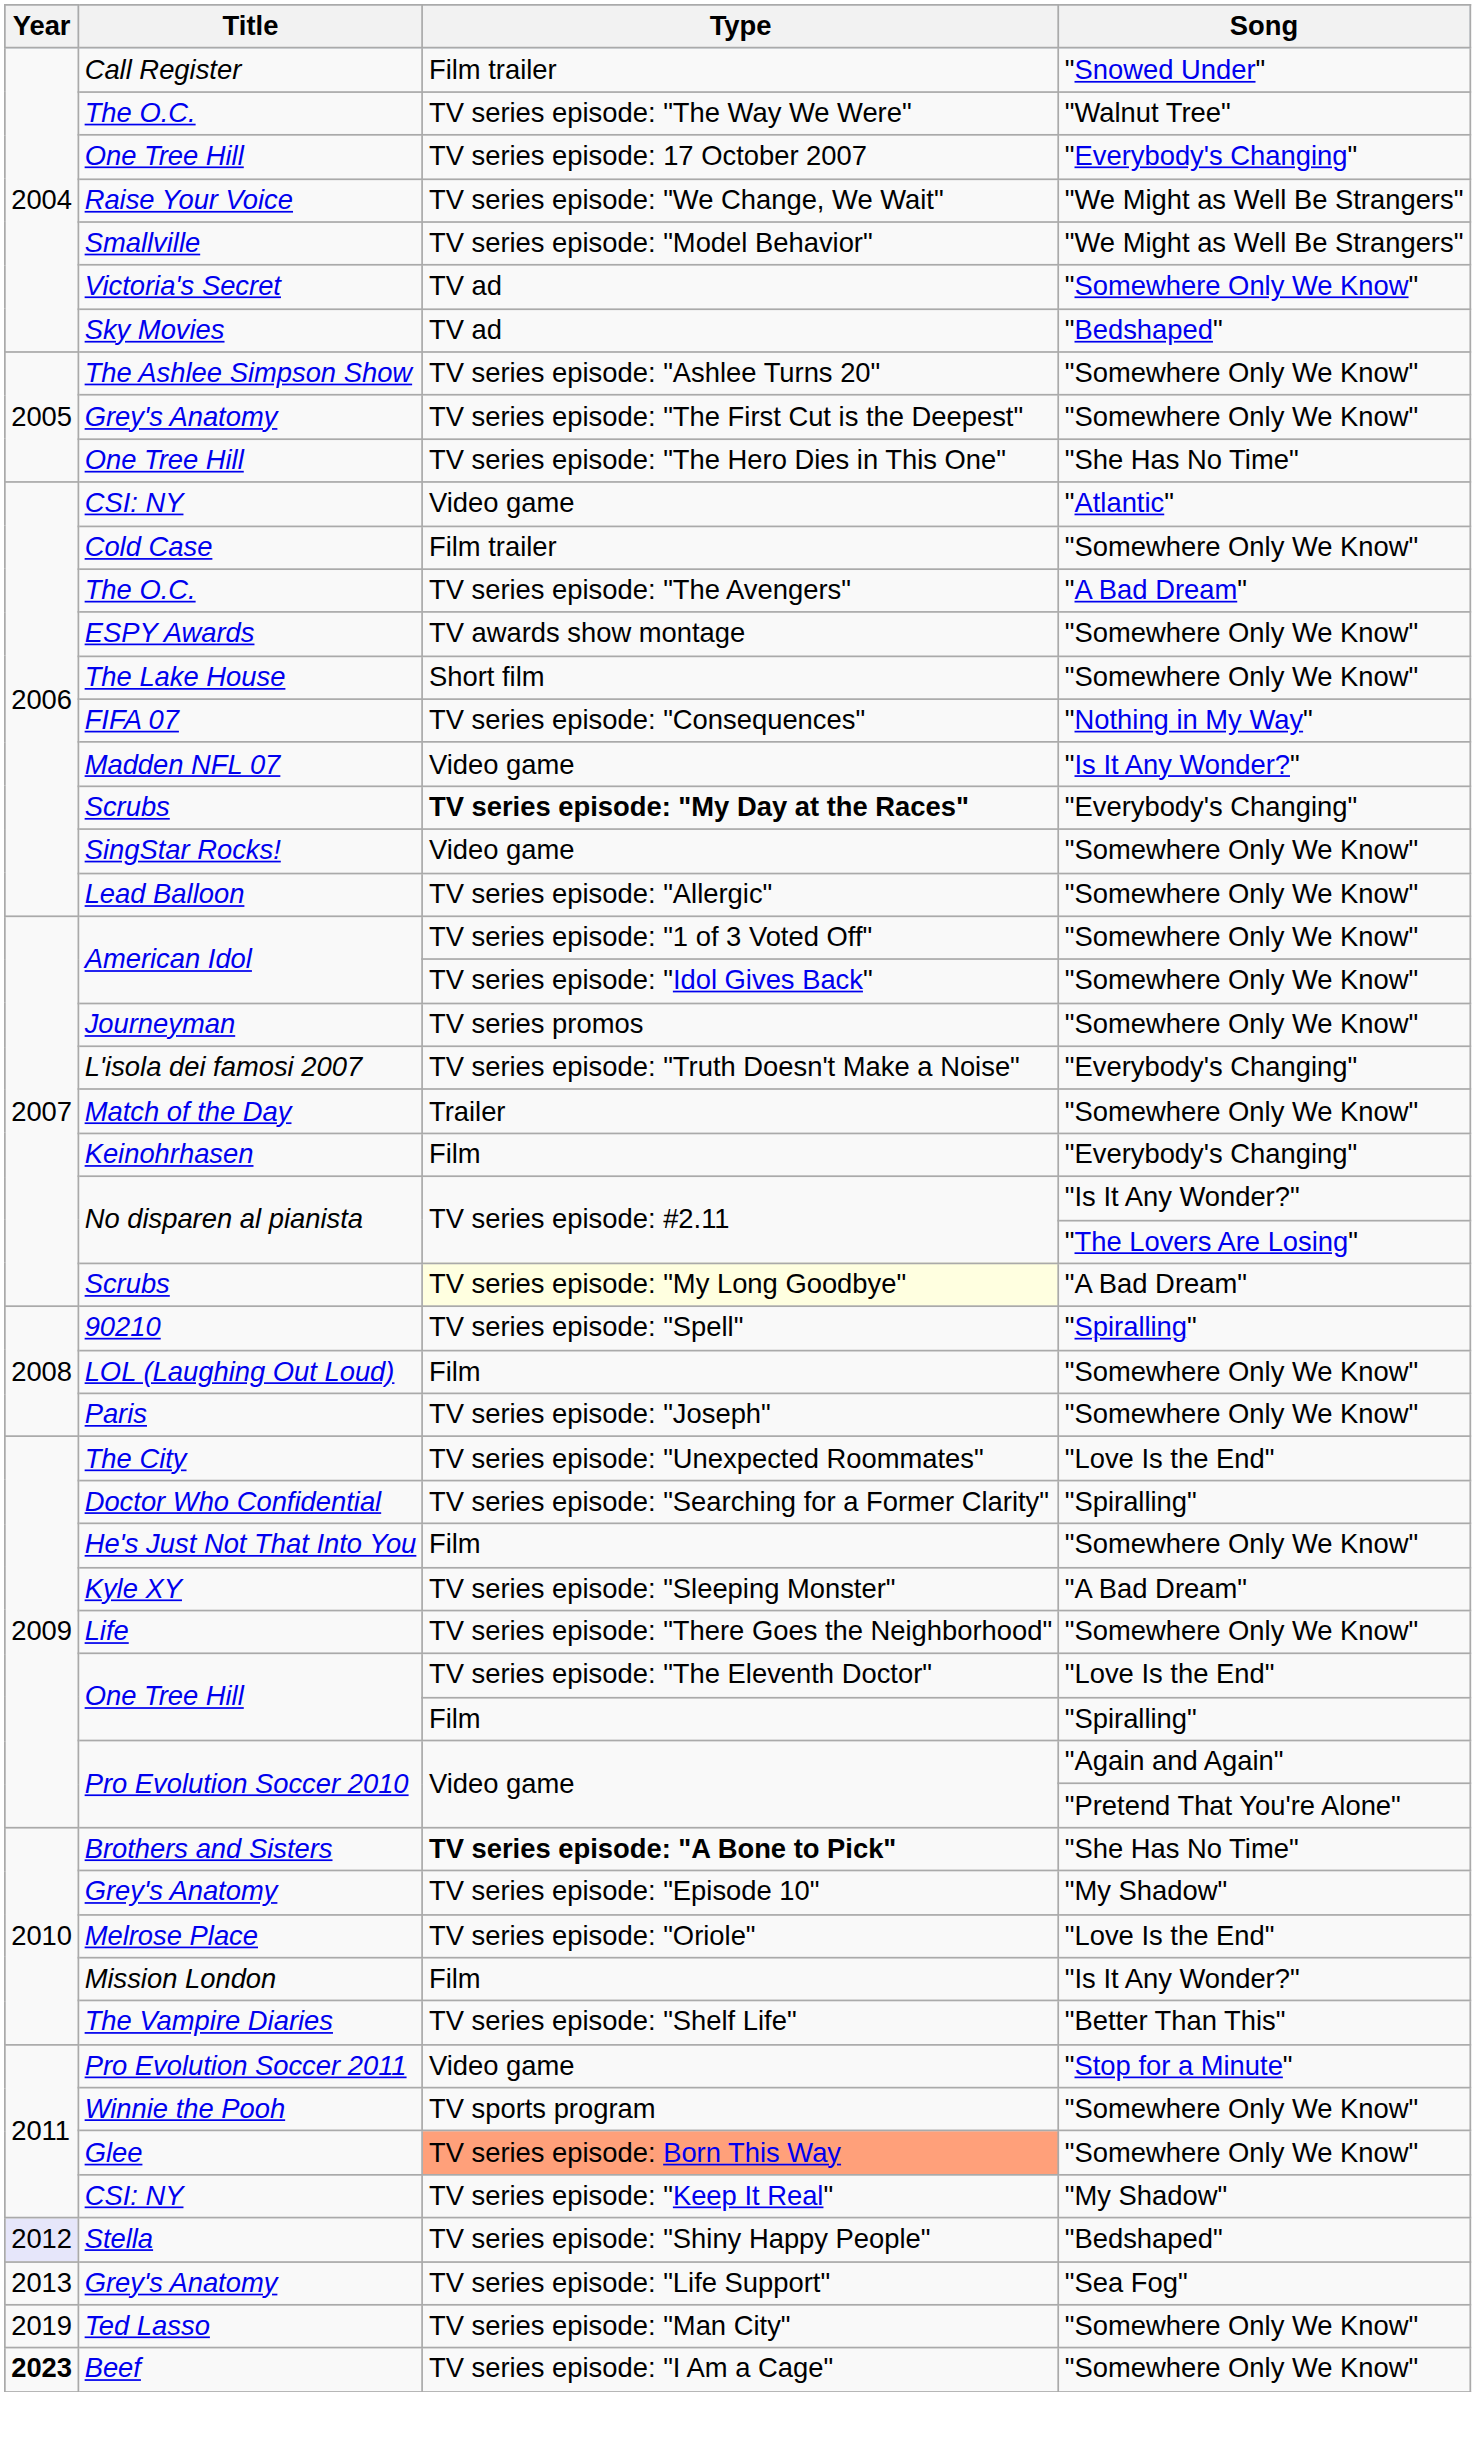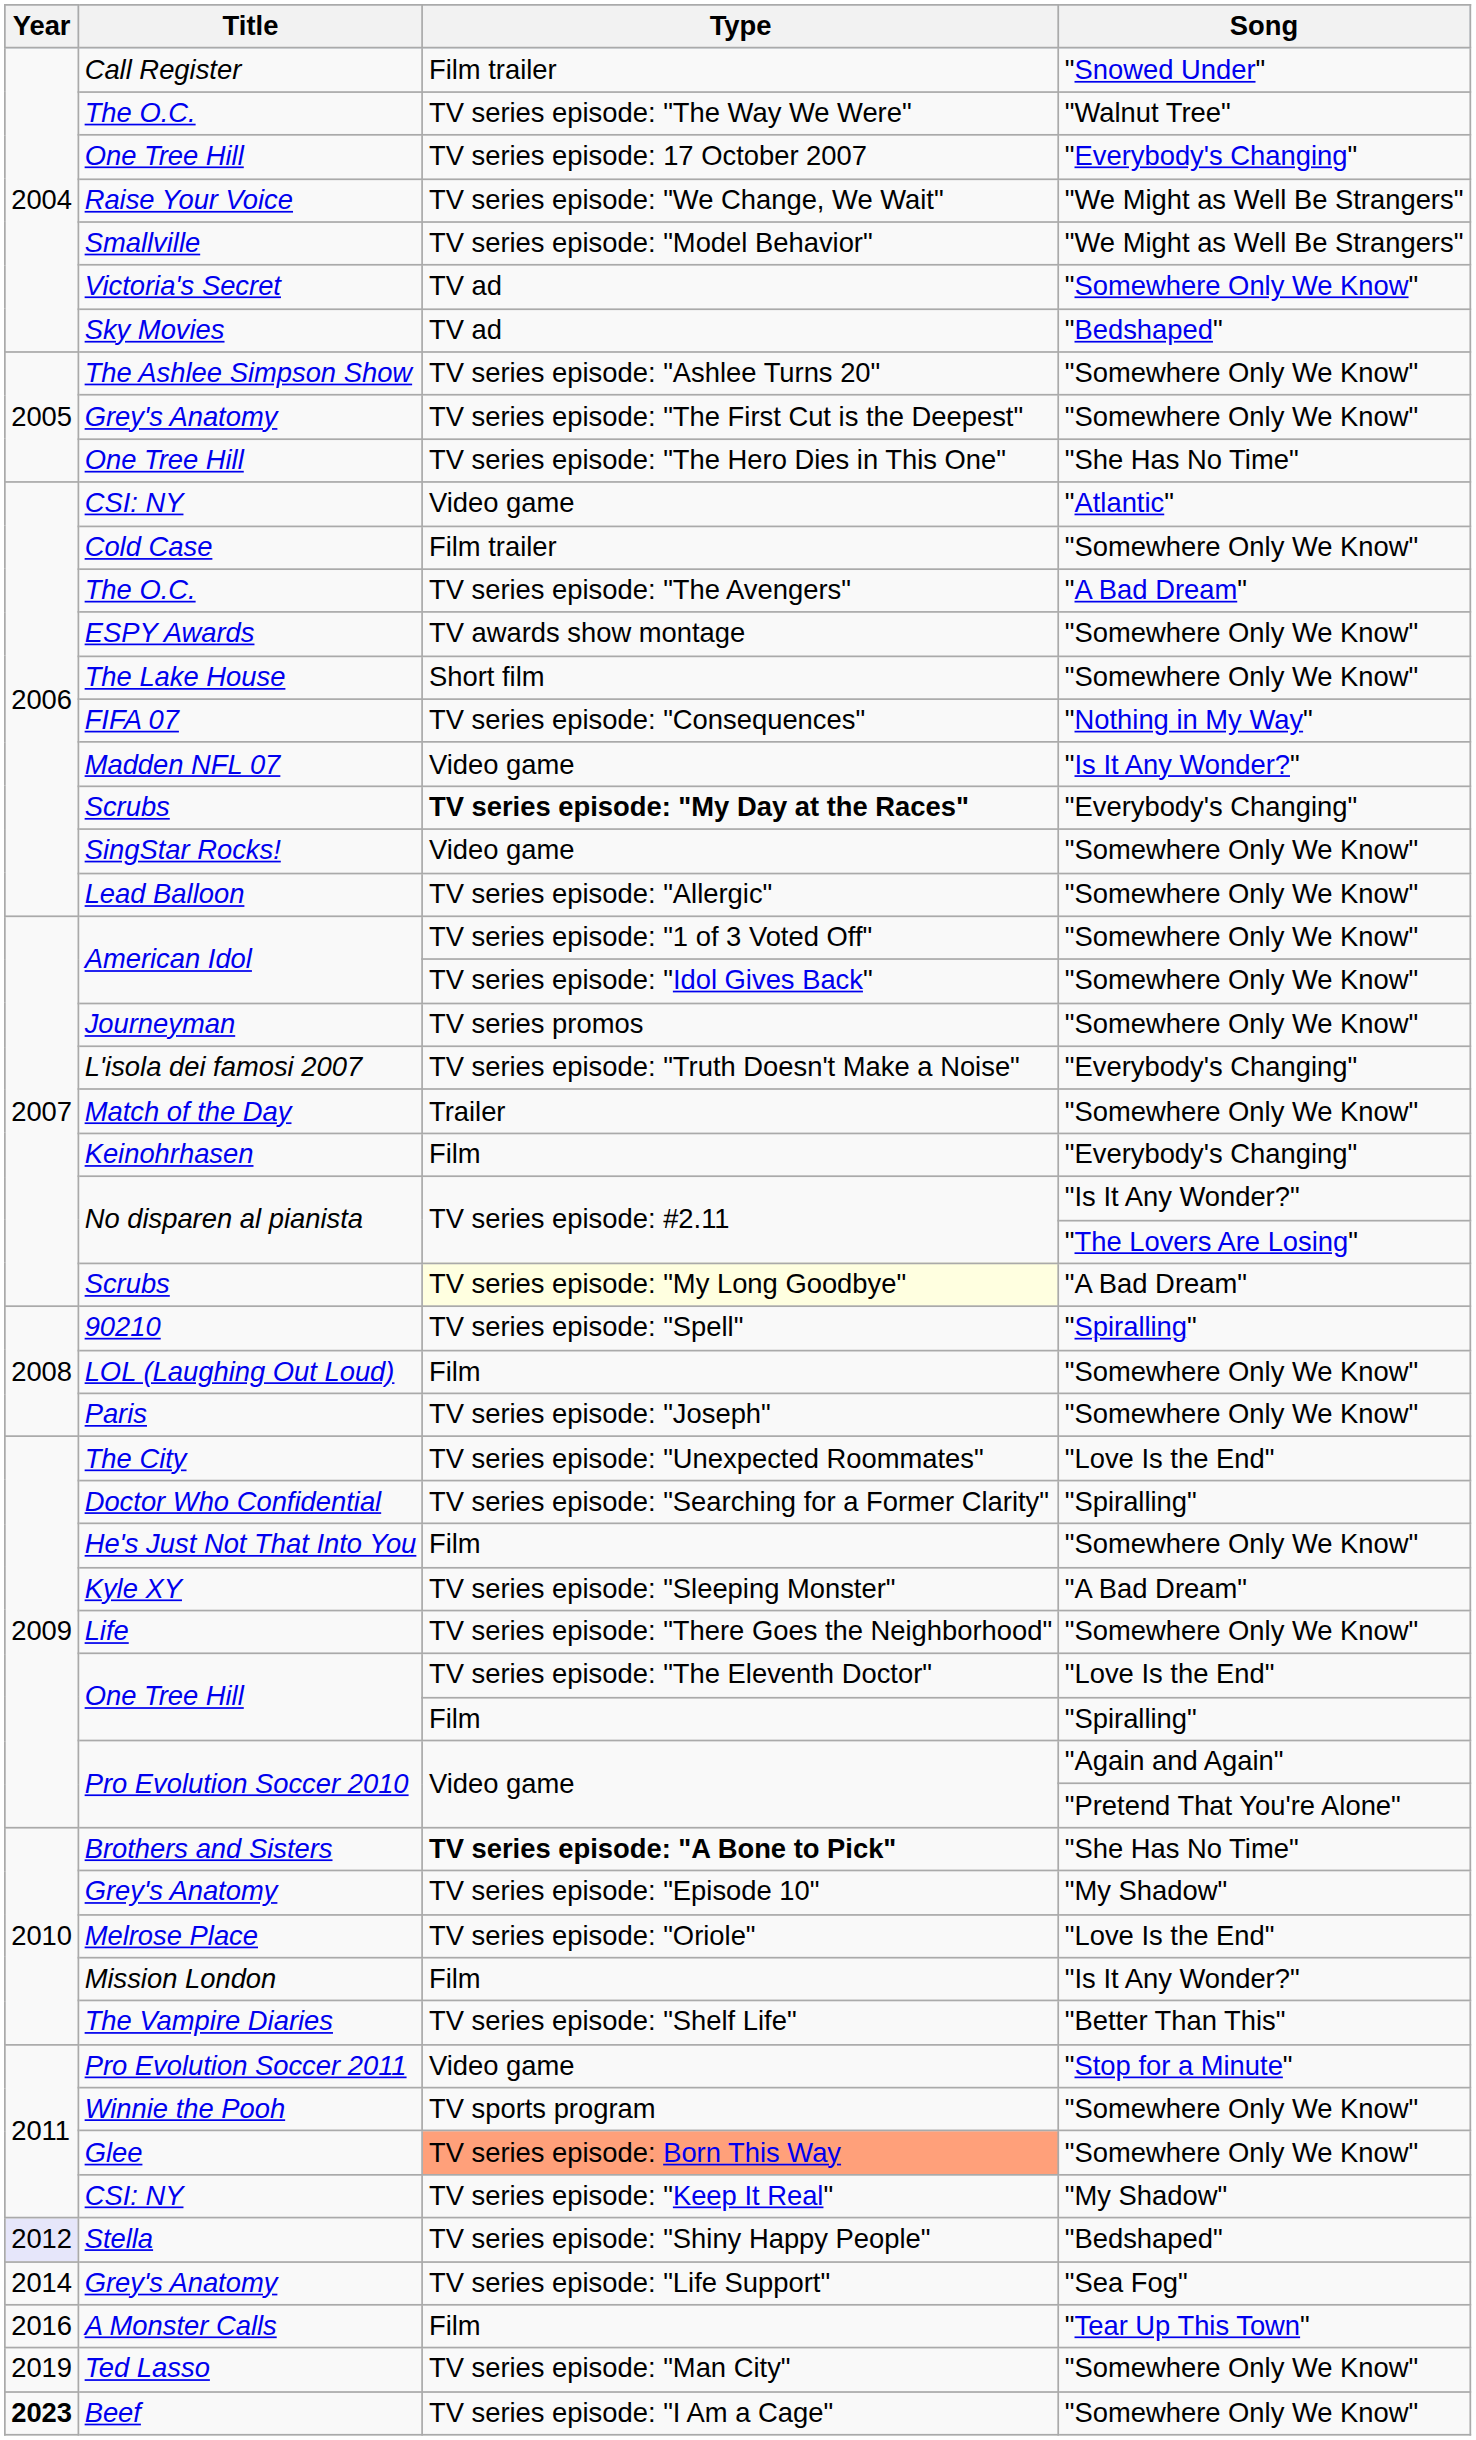(42, 2282) 2013 -> (42, 2282) 2014
+ row: (181, 2325)
